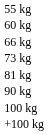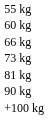- row: (21, 108)
